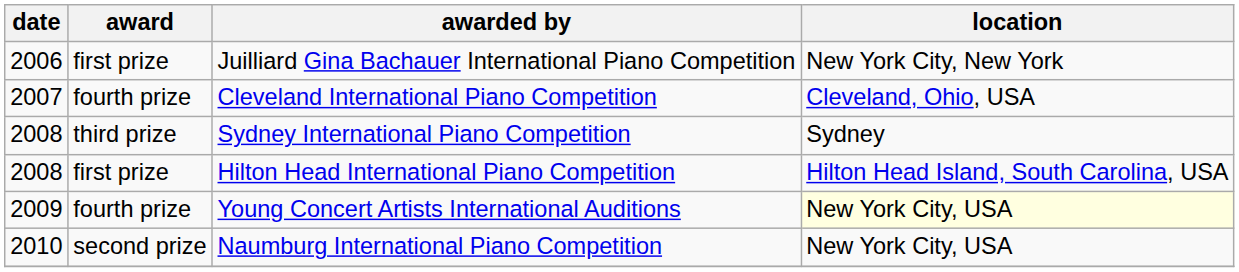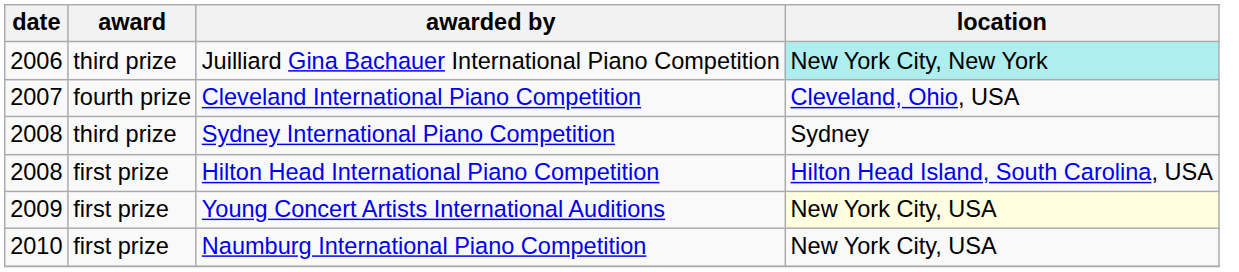(121, 60) first prize -> (125, 60) third prize
(935, 60) no background -> (919, 60) paleturquoise background
(132, 209) fourth prize -> (121, 209) first prize
(140, 246) second prize -> (121, 246) first prize
